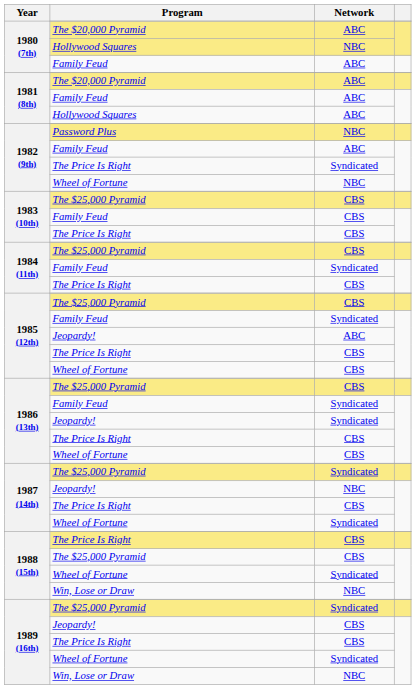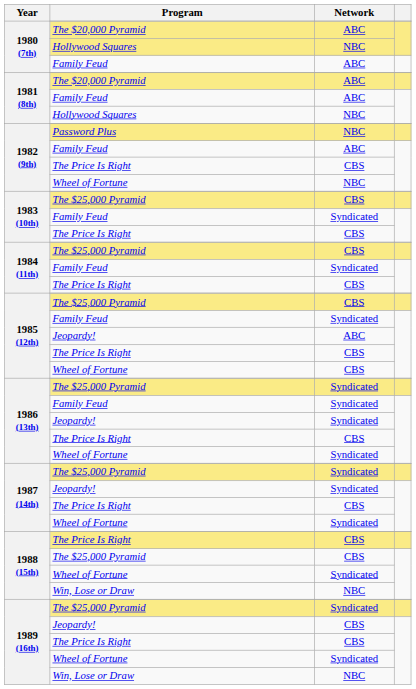(354, 115) ABC -> (354, 115) NBC
(354, 166) Syndicated -> (354, 166) CBS
(354, 217) CBS -> (354, 217) Syndicated
(354, 387) CBS -> (354, 387) Syndicated
(354, 455) CBS -> (354, 455) Syndicated
(354, 489) NBC -> (354, 489) Syndicated
